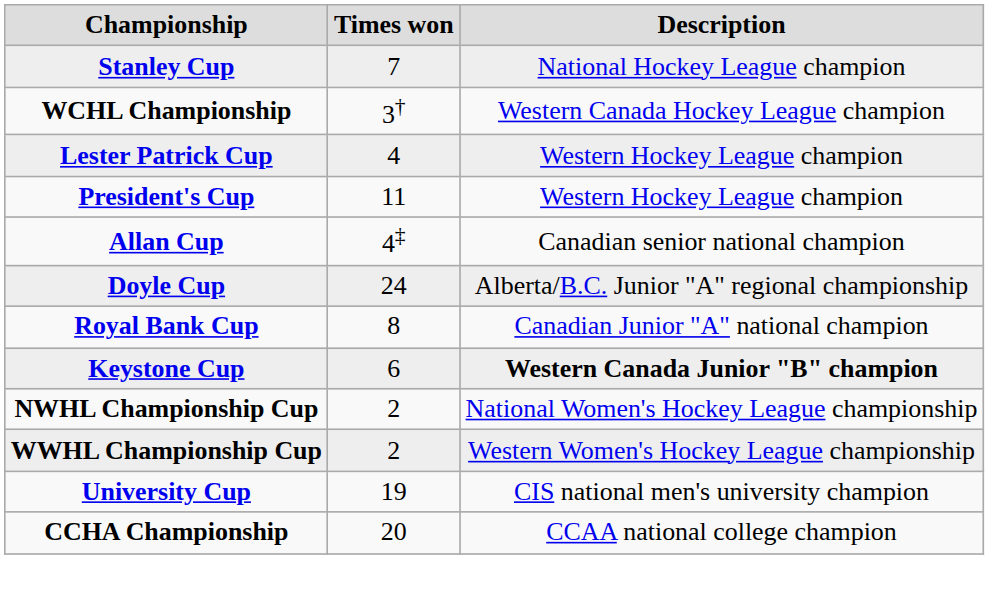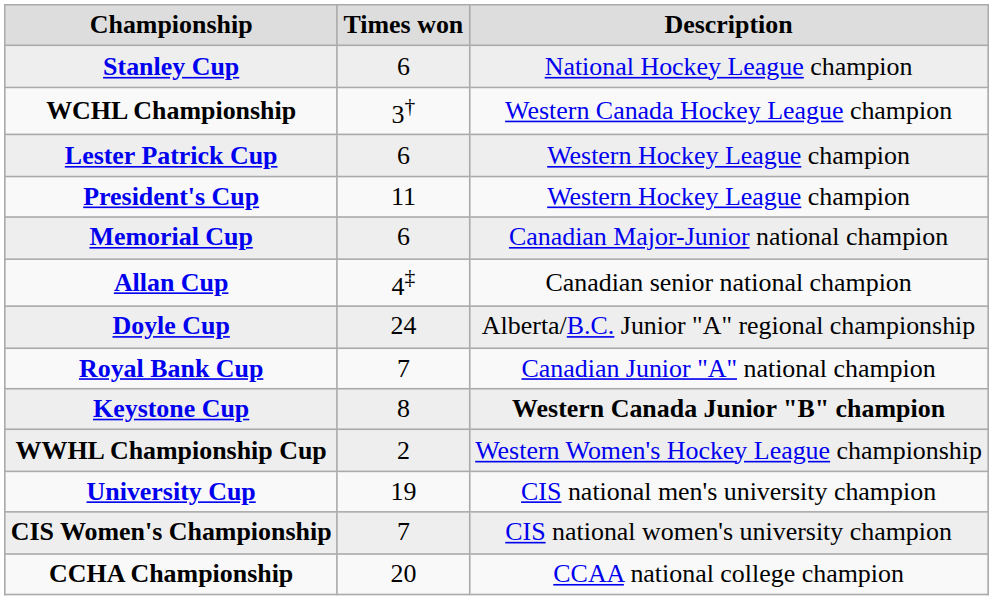(394, 66) 7 -> (403, 66) 6
(394, 155) 4 -> (403, 155) 6
+ row: (171, 237)
(394, 326) 8 -> (403, 367) 7
(394, 367) 6 -> (403, 409) 8
- row: (166, 409)
+ row: (171, 532)
